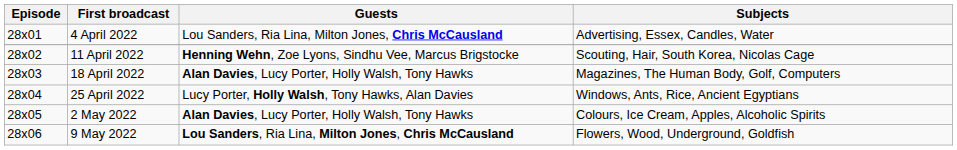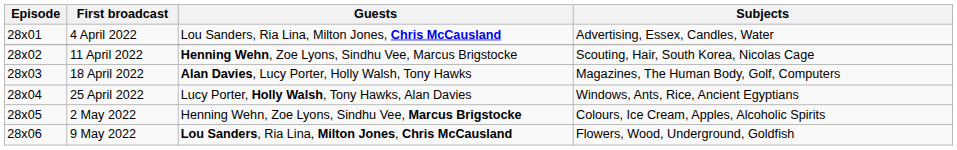(328, 114) Alan Davies, Lucy Porter, Holly Walsh, Tony Hawks -> (351, 114) Henning Wehn, Zoe Lyons, Sindhu Vee, Marcus Brigstocke
